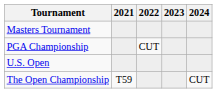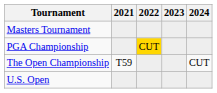(149, 46) no background -> (149, 46) gold background
rows swapped: (28, 63) <-> (58, 80)
